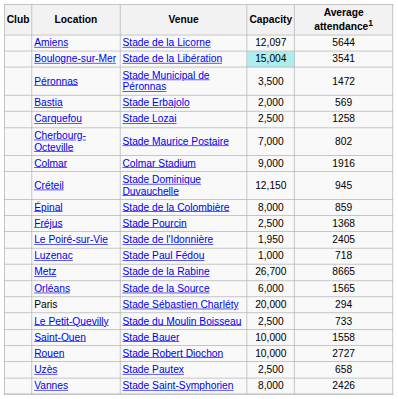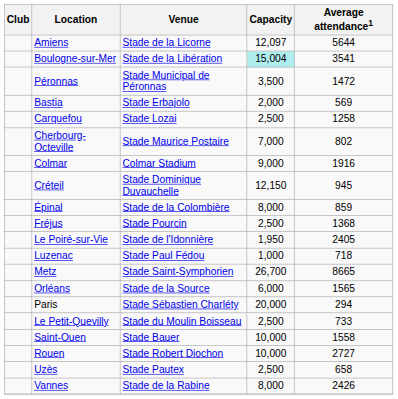(166, 272) Stade de la Rabine -> (178, 272) Stade Saint-Symphorien
(178, 386) Stade Saint-Symphorien -> (166, 386) Stade de la Rabine
